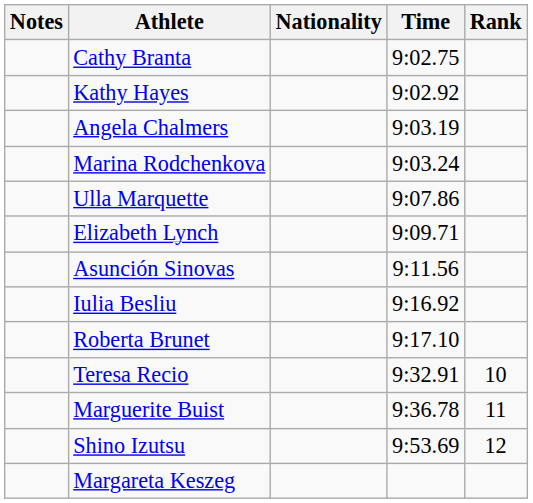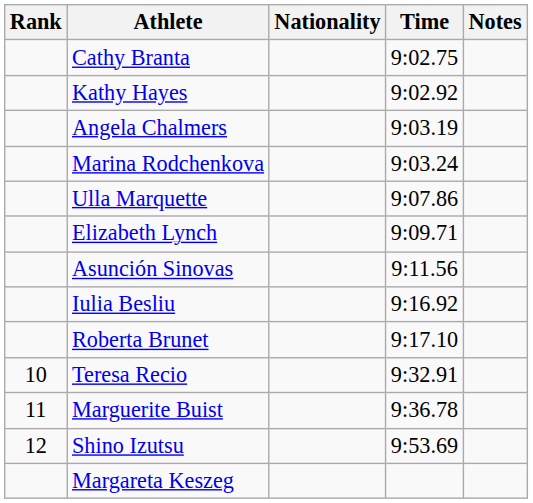columns swapped: (496, 22) <-> (36, 22)
